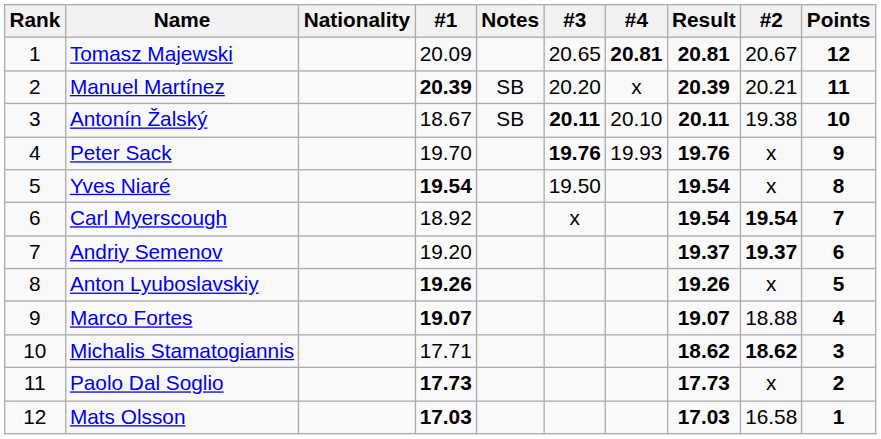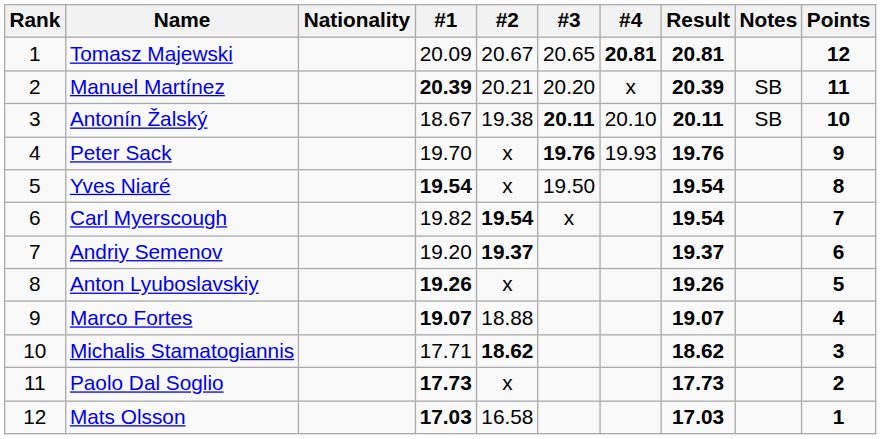columns swapped: (771, 20) <-> (510, 20)
(446, 218) 18.92 -> (446, 218) 19.82
